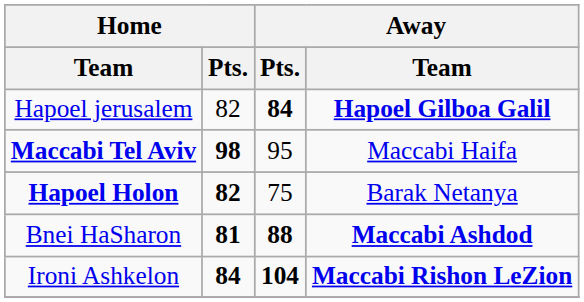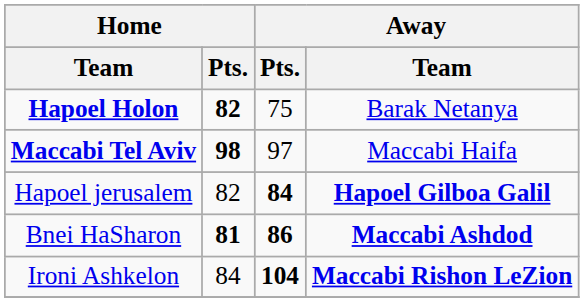rows swapped: (103, 192) <-> (103, 109)
(280, 151) 95 -> (280, 151) 97
(280, 234) 88 -> (280, 234) 86
(228, 276) bold -> (228, 276) normal
